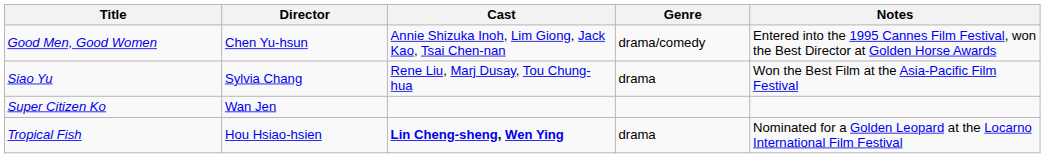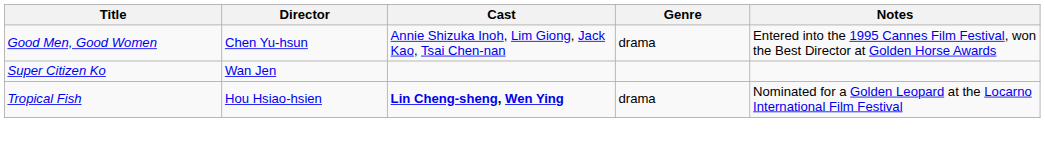(662, 43) drama/comedy -> (637, 43) drama
- row: (30, 78)
